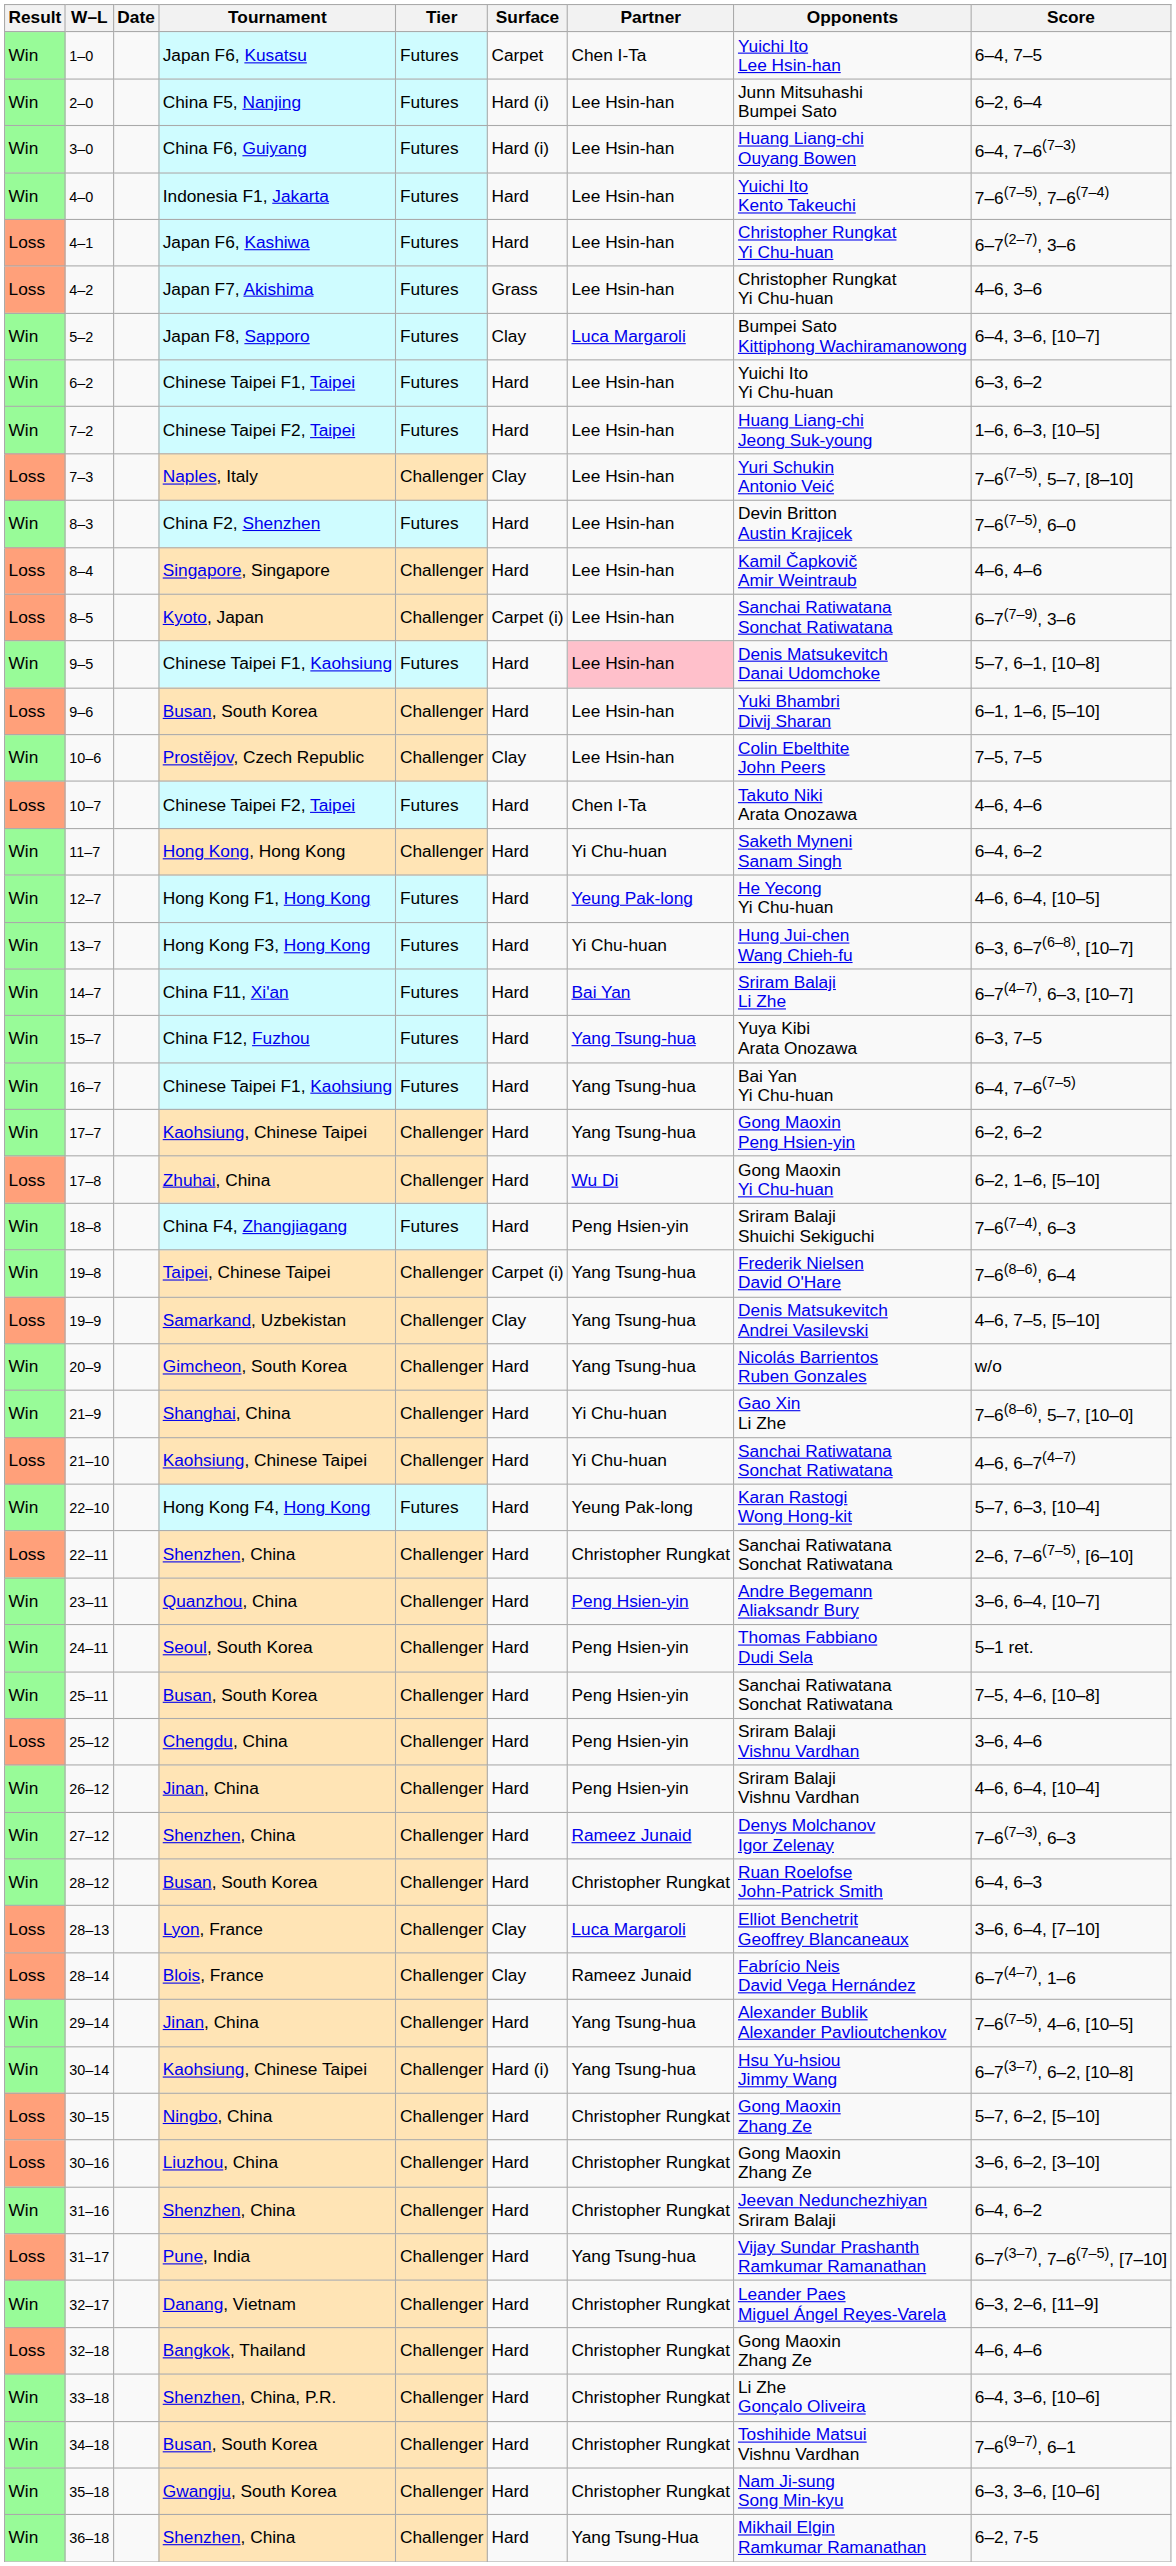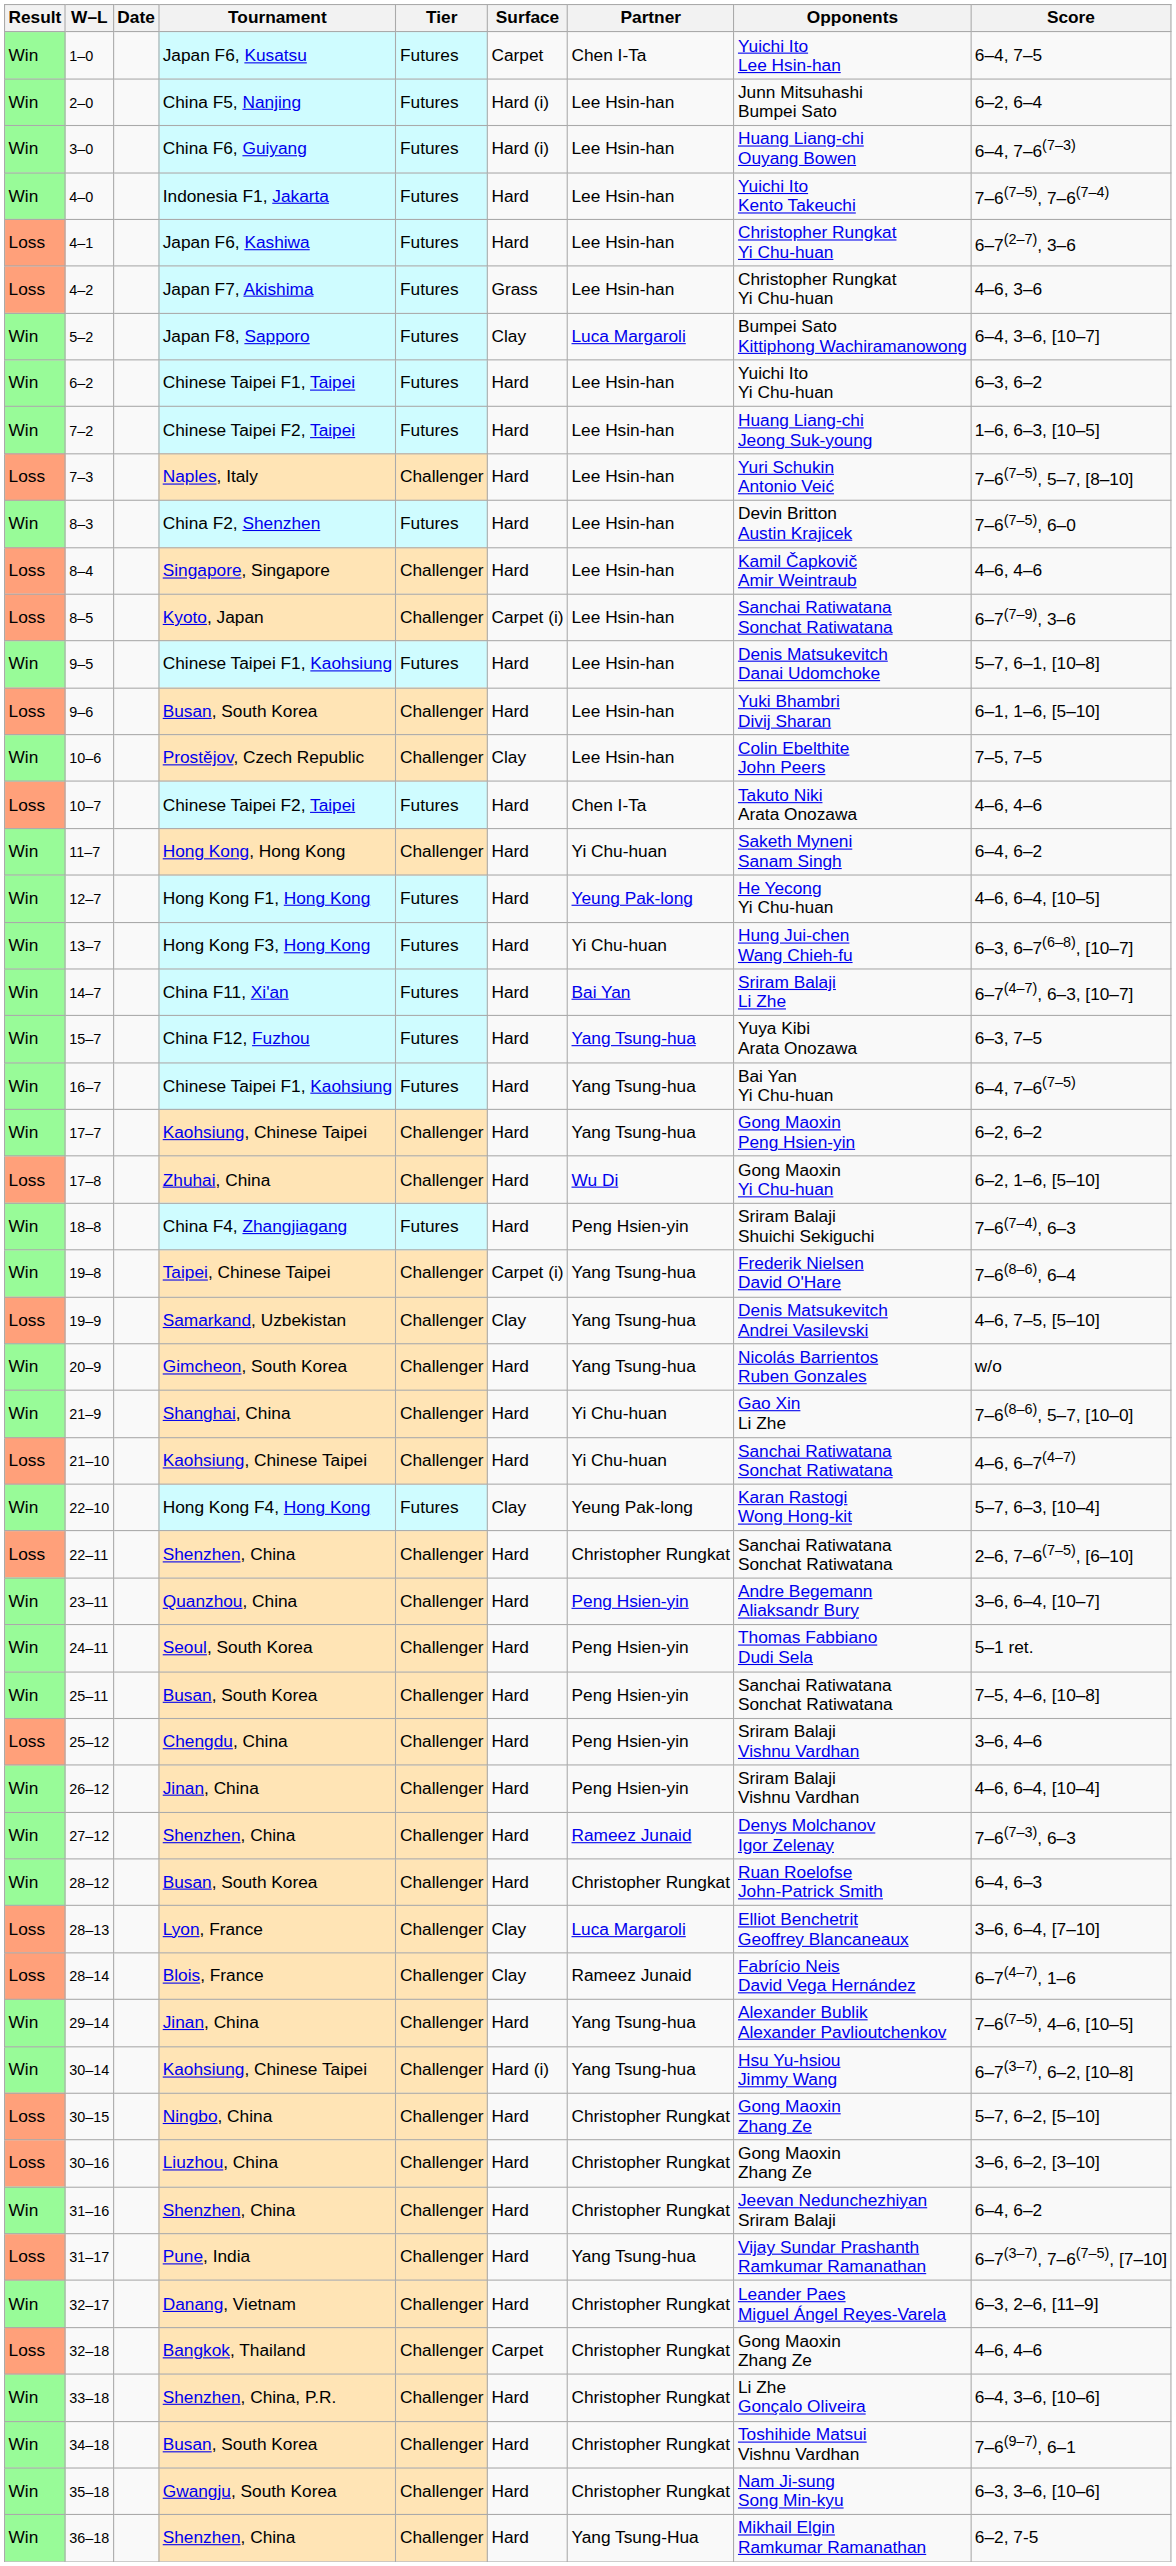(509, 476) Clay -> (510, 476) Hard
(623, 664) pink background -> (623, 664) no background
(510, 1507) Hard -> (509, 1507) Clay
(510, 2350) Hard -> (517, 2350) Carpet
